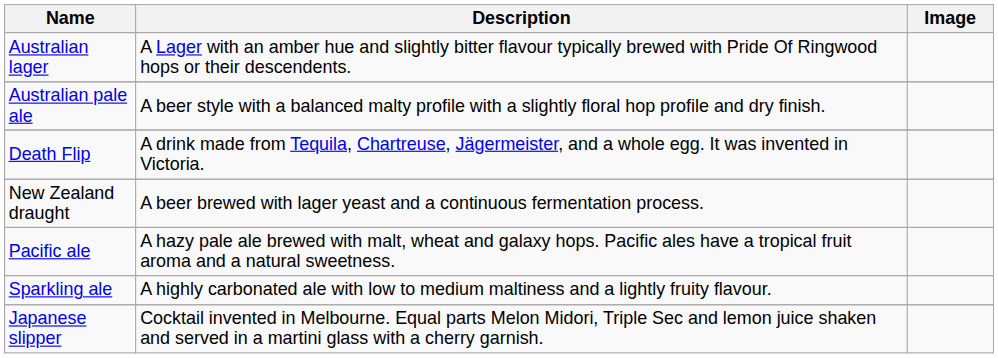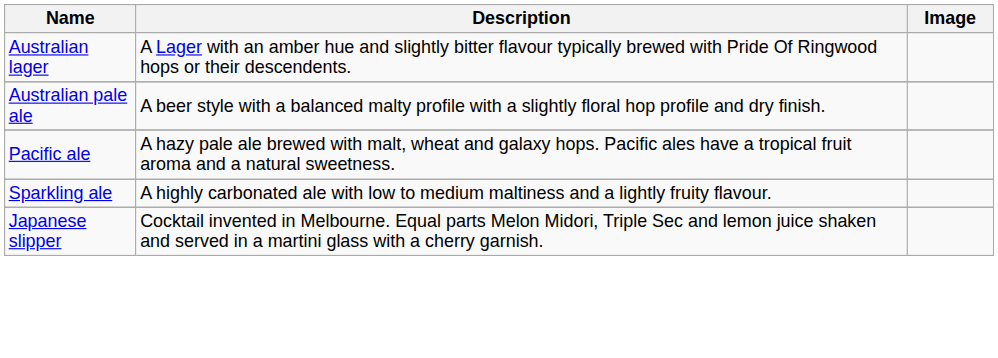- row: (50, 154)
- row: (61, 202)
